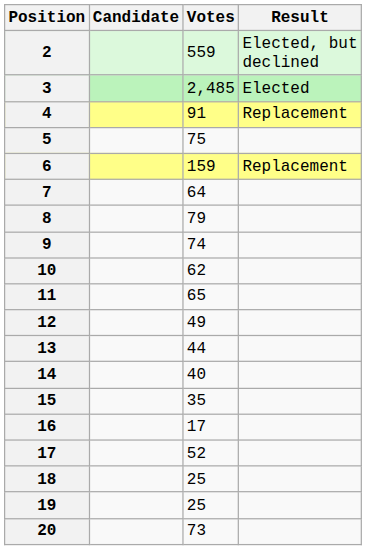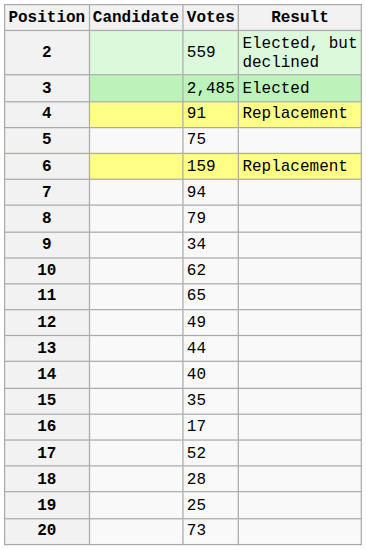(196, 192) 64 -> (196, 192) 94
(196, 245) 74 -> (196, 245) 34
(196, 479) 25 -> (196, 479) 28
